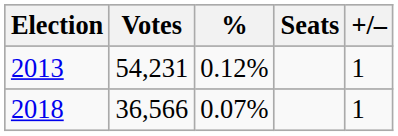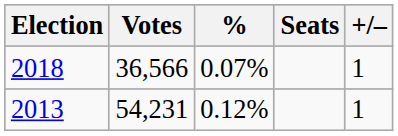rows swapped: (37, 67) <-> (37, 109)
